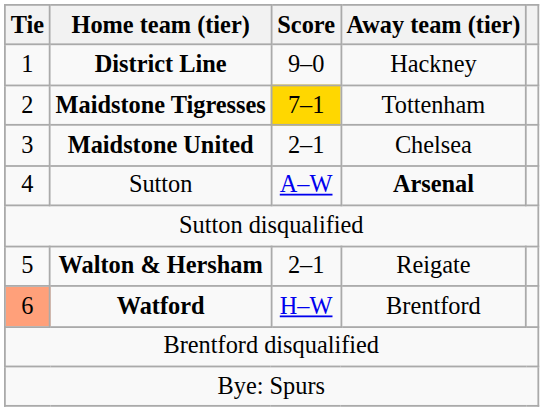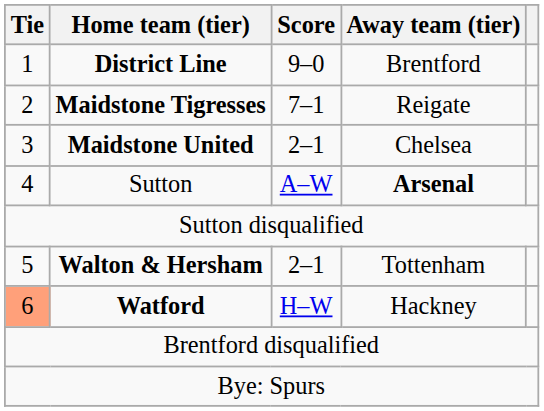(433, 64) Hackney -> (433, 64) Brentford
(306, 104) gold background -> (306, 104) no background
(433, 104) Tottenham -> (433, 104) Reigate
(433, 265) Reigate -> (433, 265) Tottenham
(433, 305) Brentford -> (433, 305) Hackney
